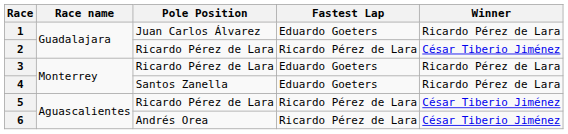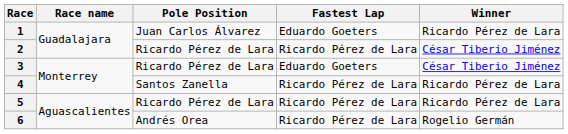(491, 67) Ricardo Pérez de Lara -> (491, 67) César Tiberio Jiménez
(328, 85) Eduardo Goeters -> (348, 85) Ricardo Pérez de Lara
(491, 102) César Tiberio Jiménez -> (491, 102) Ricardo Pérez de Lara
(491, 120) César Tiberio Jiménez -> (468, 120) Rogelio Germán
